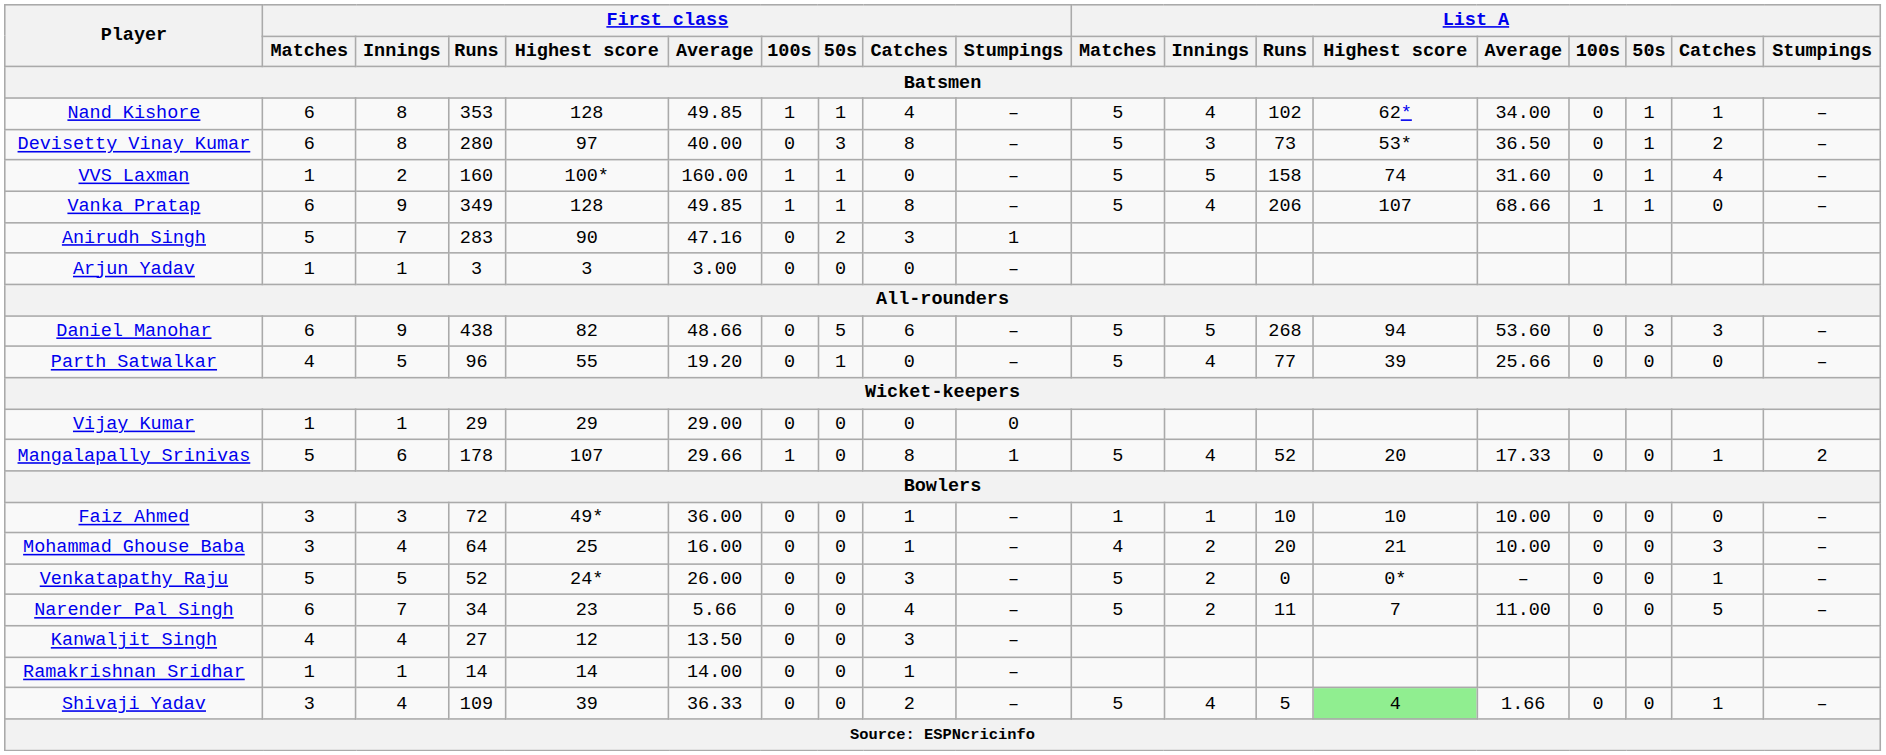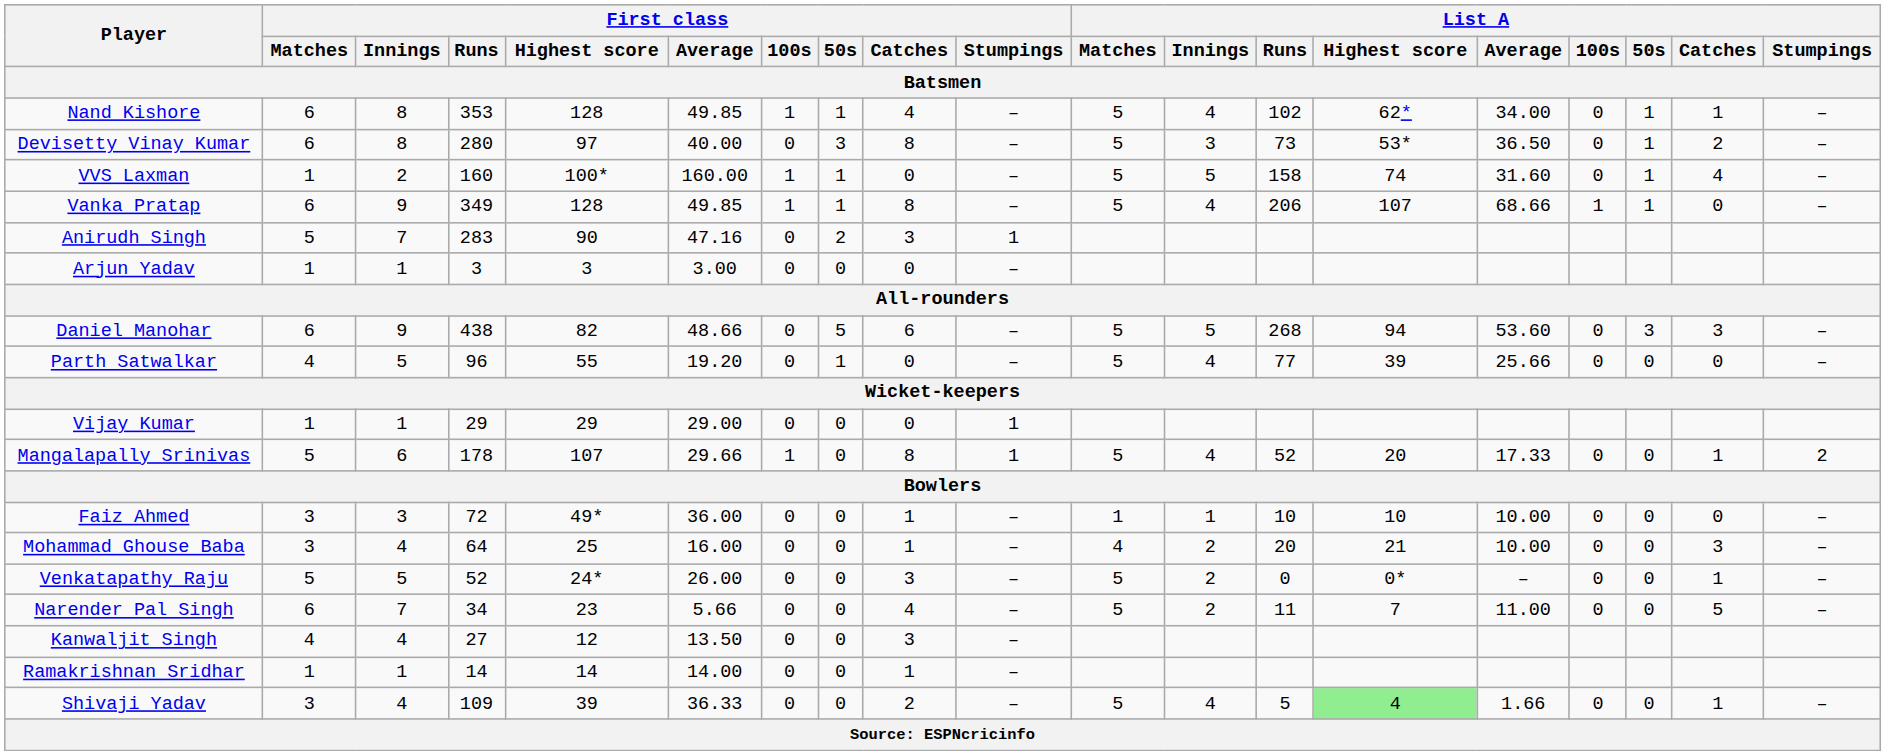(1014, 424) 0 -> (1014, 424) 1
